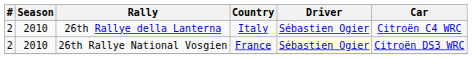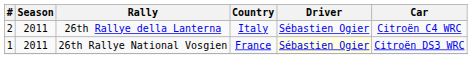(36, 29) 2010 -> (36, 29) 2011
(10, 45) 2 -> (10, 45) 1
(36, 45) 2010 -> (36, 45) 2011
